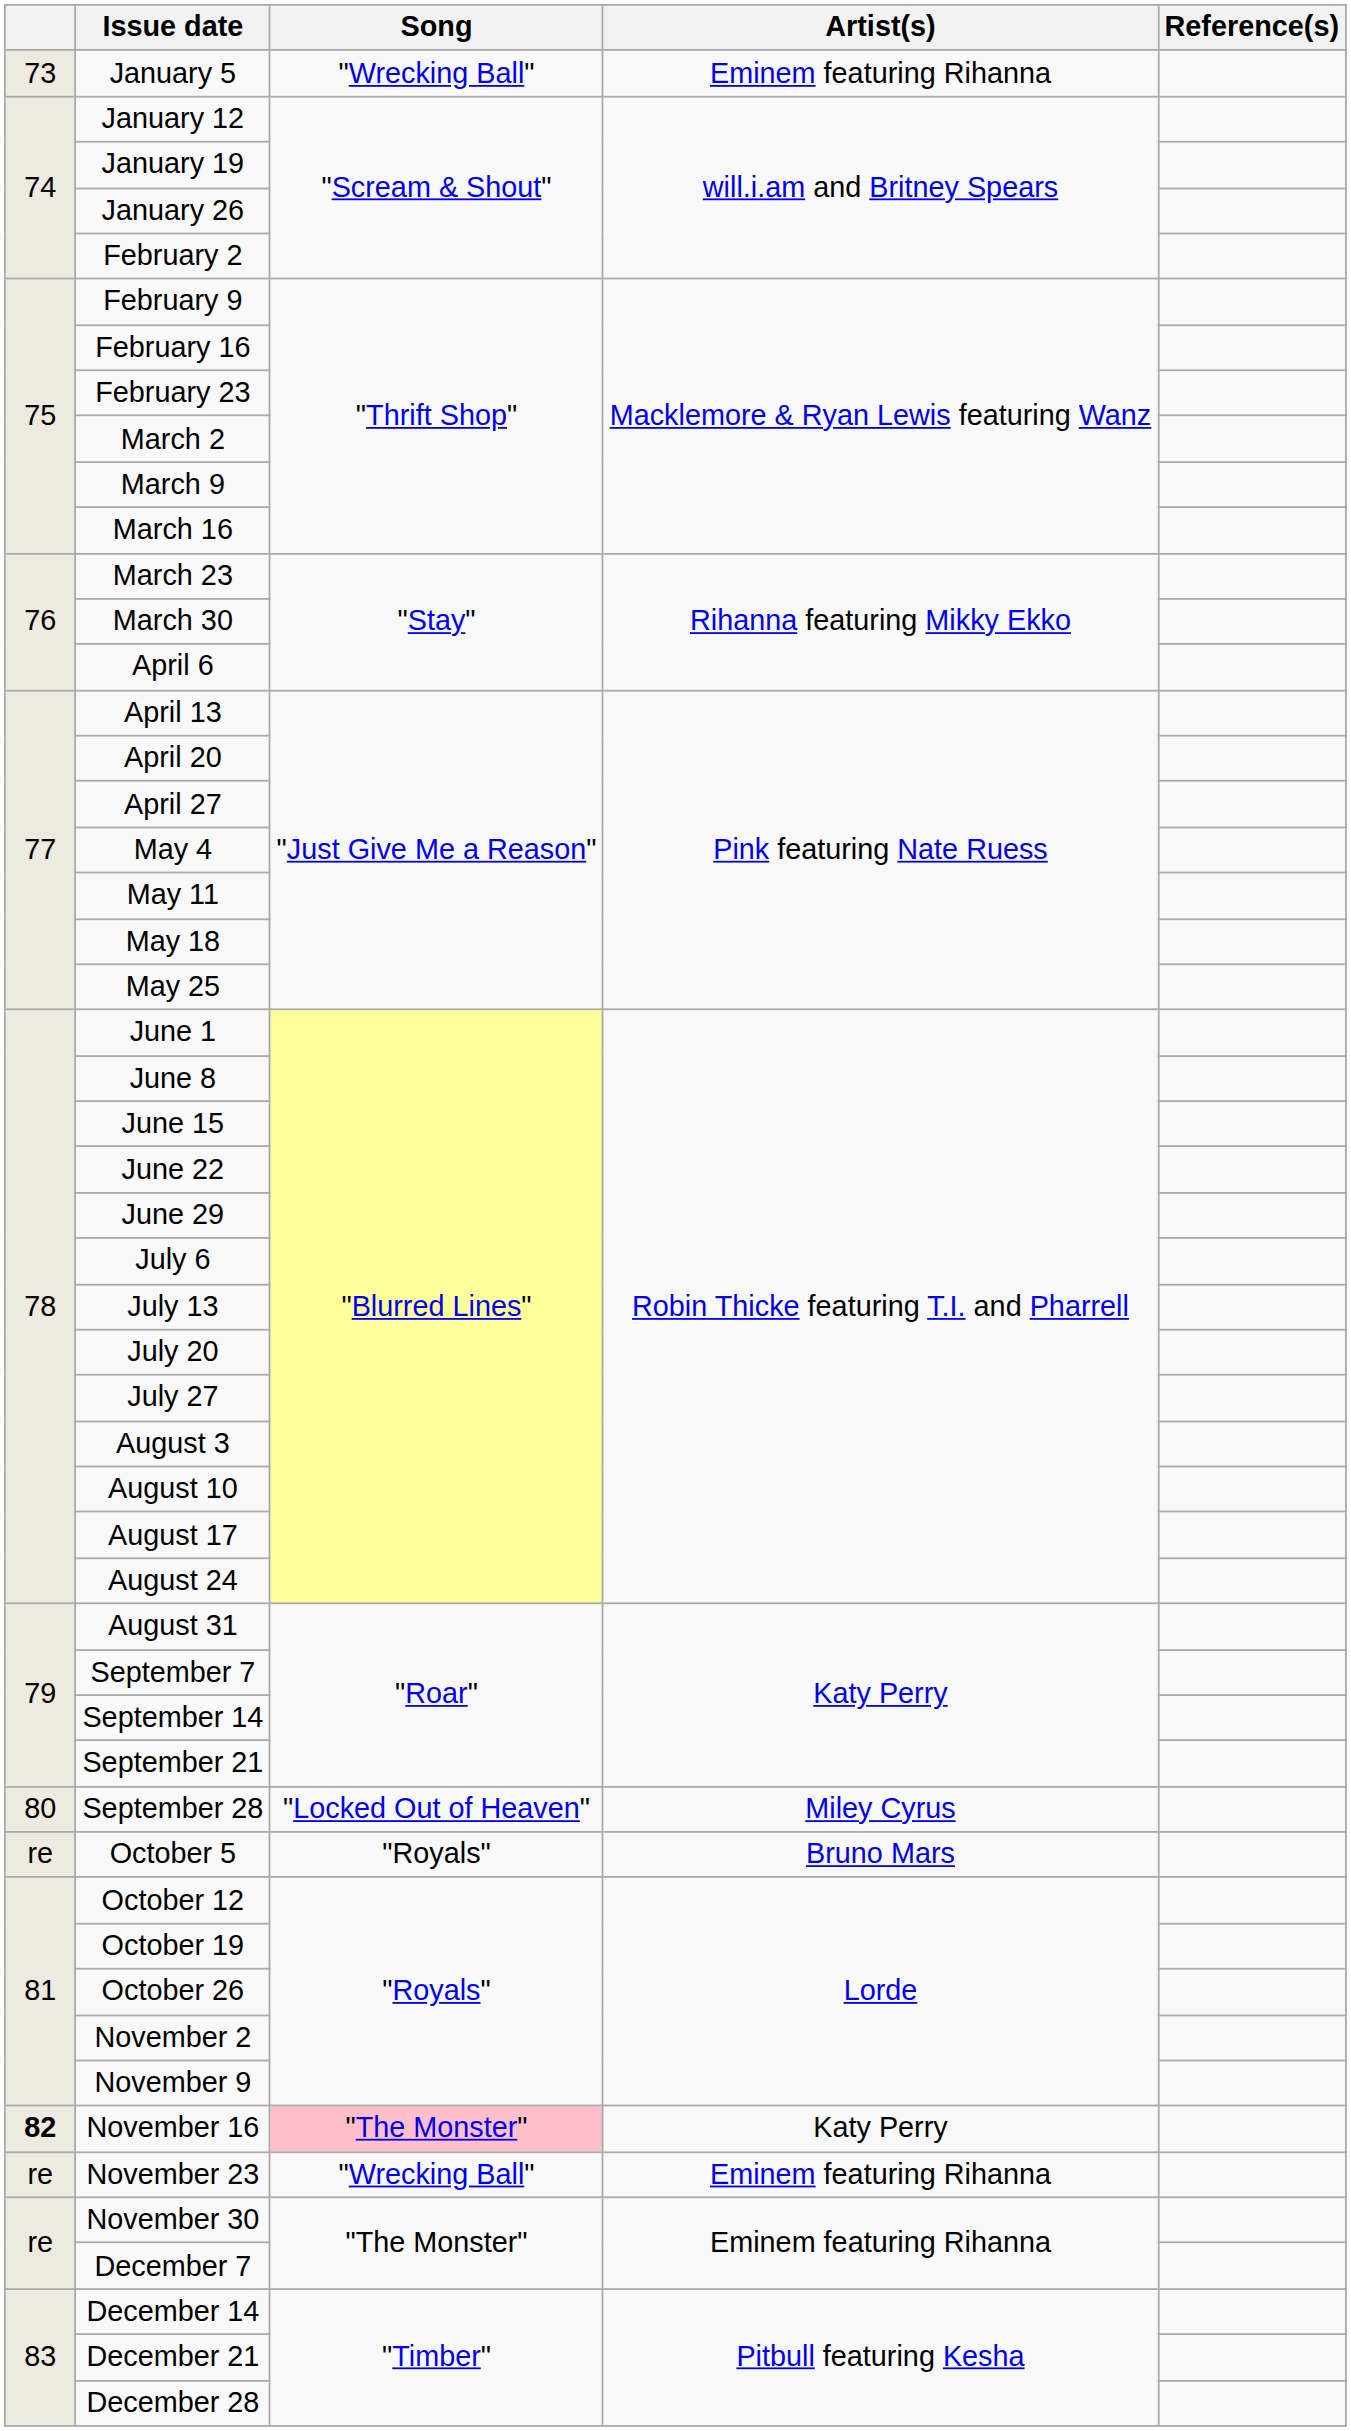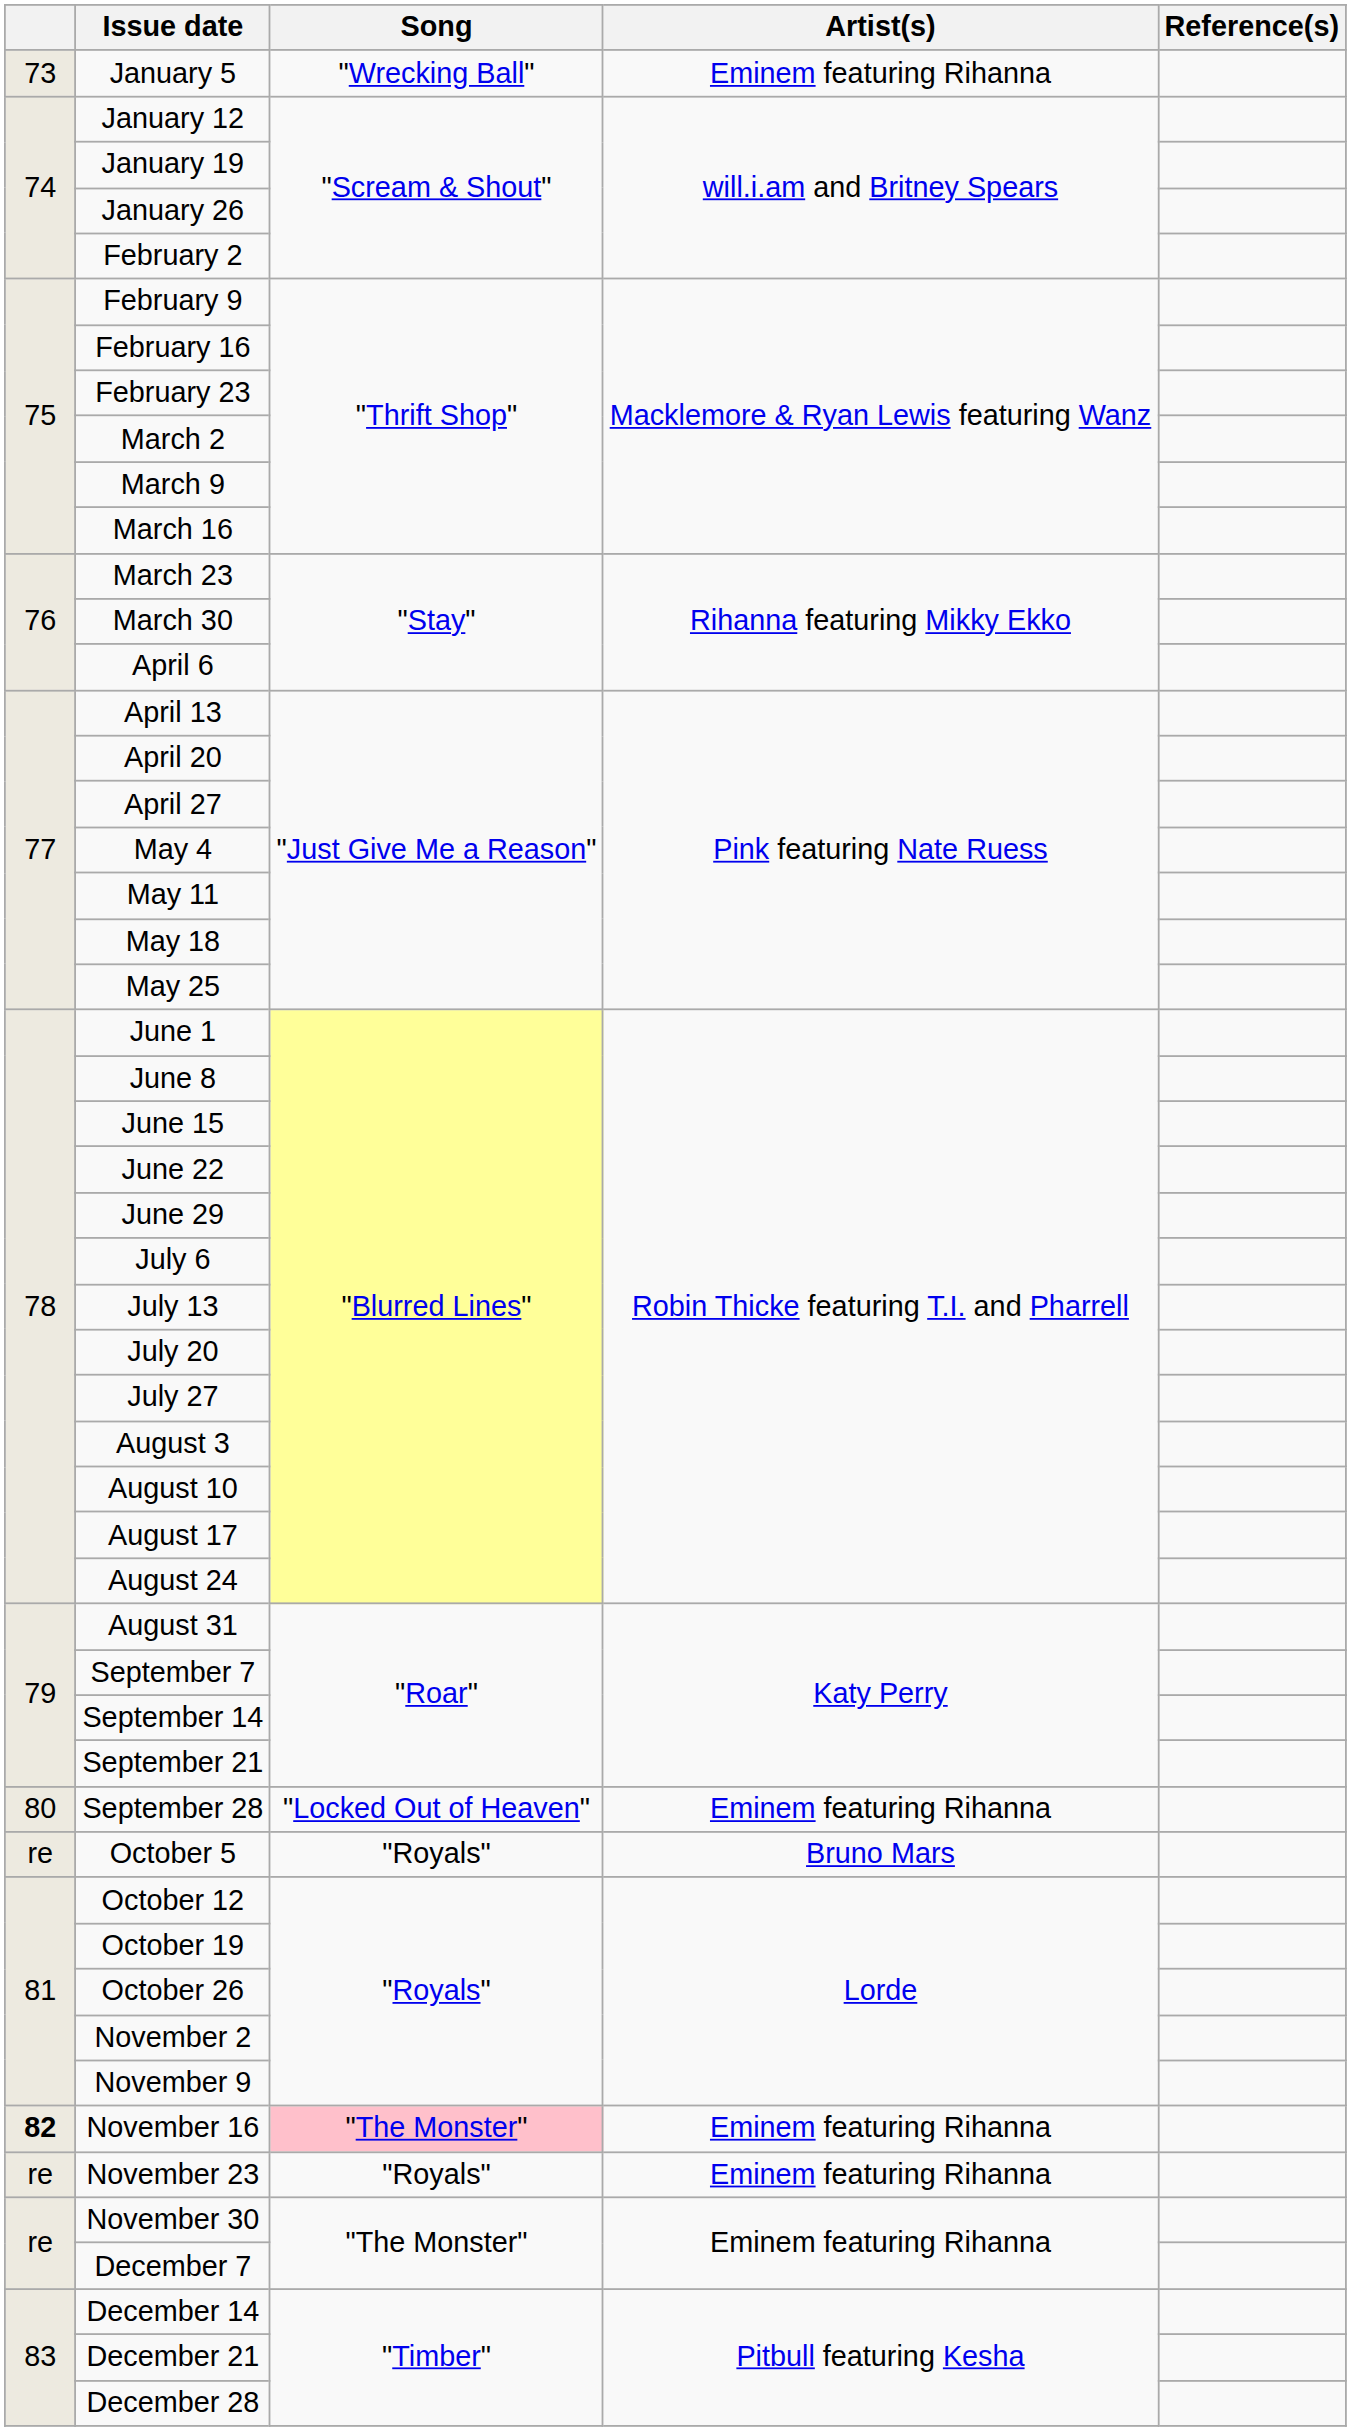(880, 1808) Miley Cyrus -> (880, 1808) Eminem featuring Rihanna
(880, 2128) Katy Perry -> (880, 2128) Eminem featuring Rihanna
(437, 2174) "Wrecking Ball" -> (437, 2174) "Royals"
